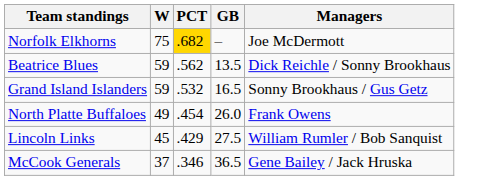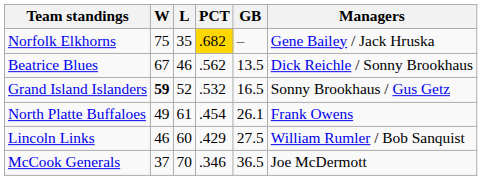+ column: (184, 16)
(296, 41) Joe McDermott -> (353, 41) Gene Bailey / Jack Hruska
(162, 65) 59 -> (162, 65) 67
(162, 89) normal -> (162, 89) bold
(228, 114) 26.0 -> (250, 114) 26.1
(162, 138) 45 -> (162, 138) 46
(330, 162) Gene Bailey / Jack Hruska -> (319, 162) Joe McDermott
